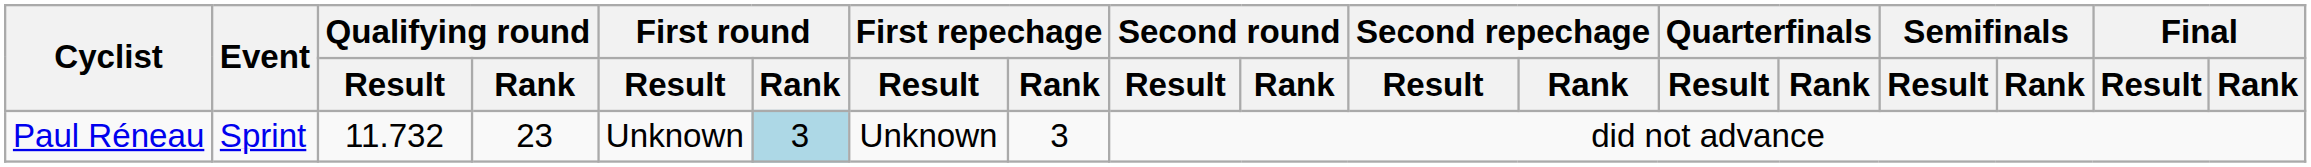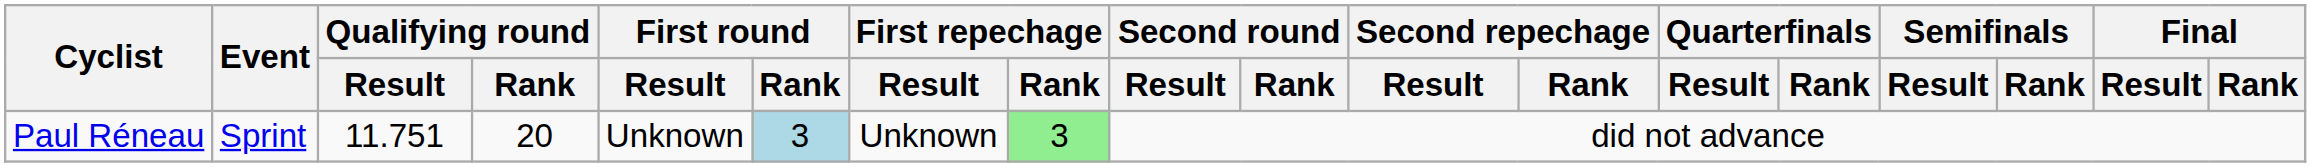(394, 136) 11.732 -> (394, 136) 11.751
(535, 136) 23 -> (535, 136) 20
(1060, 136) no background -> (1060, 136) lightgreen background
